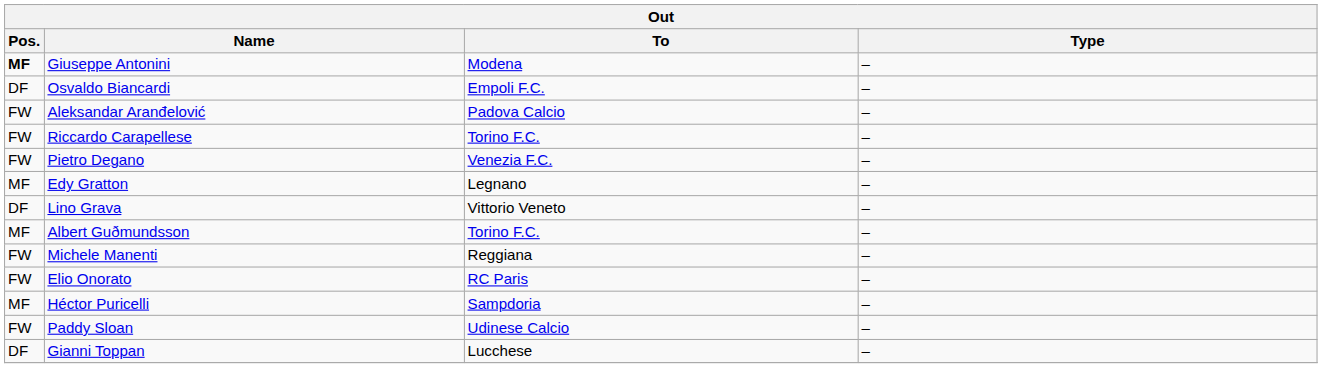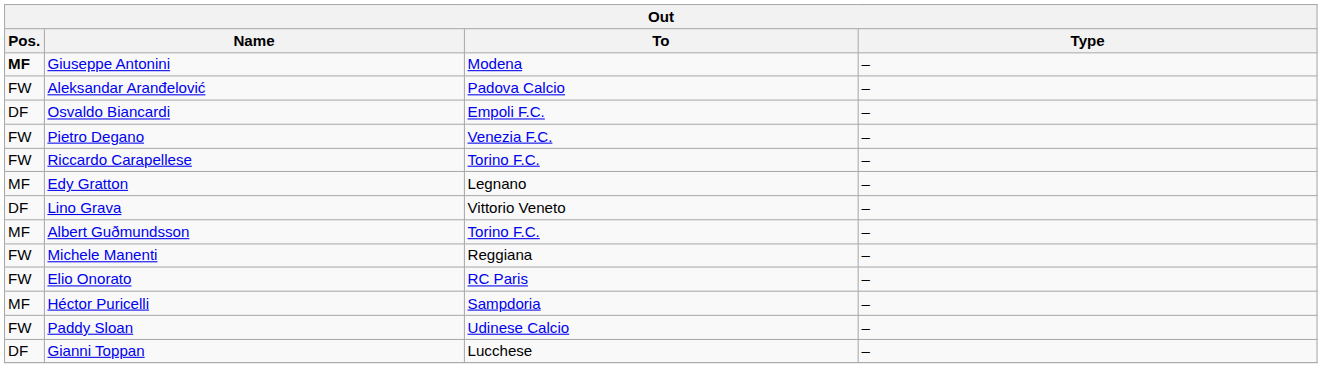rows swapped: (126, 112) <-> (109, 89)
rows swapped: (120, 136) <-> (96, 160)
